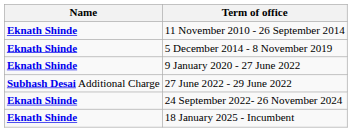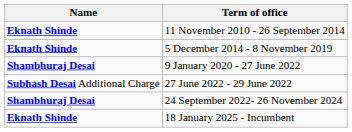(42, 65) Eknath Shinde -> (51, 65) Shambhuraj Desai
(42, 100) Eknath Shinde -> (51, 100) Shambhuraj Desai
